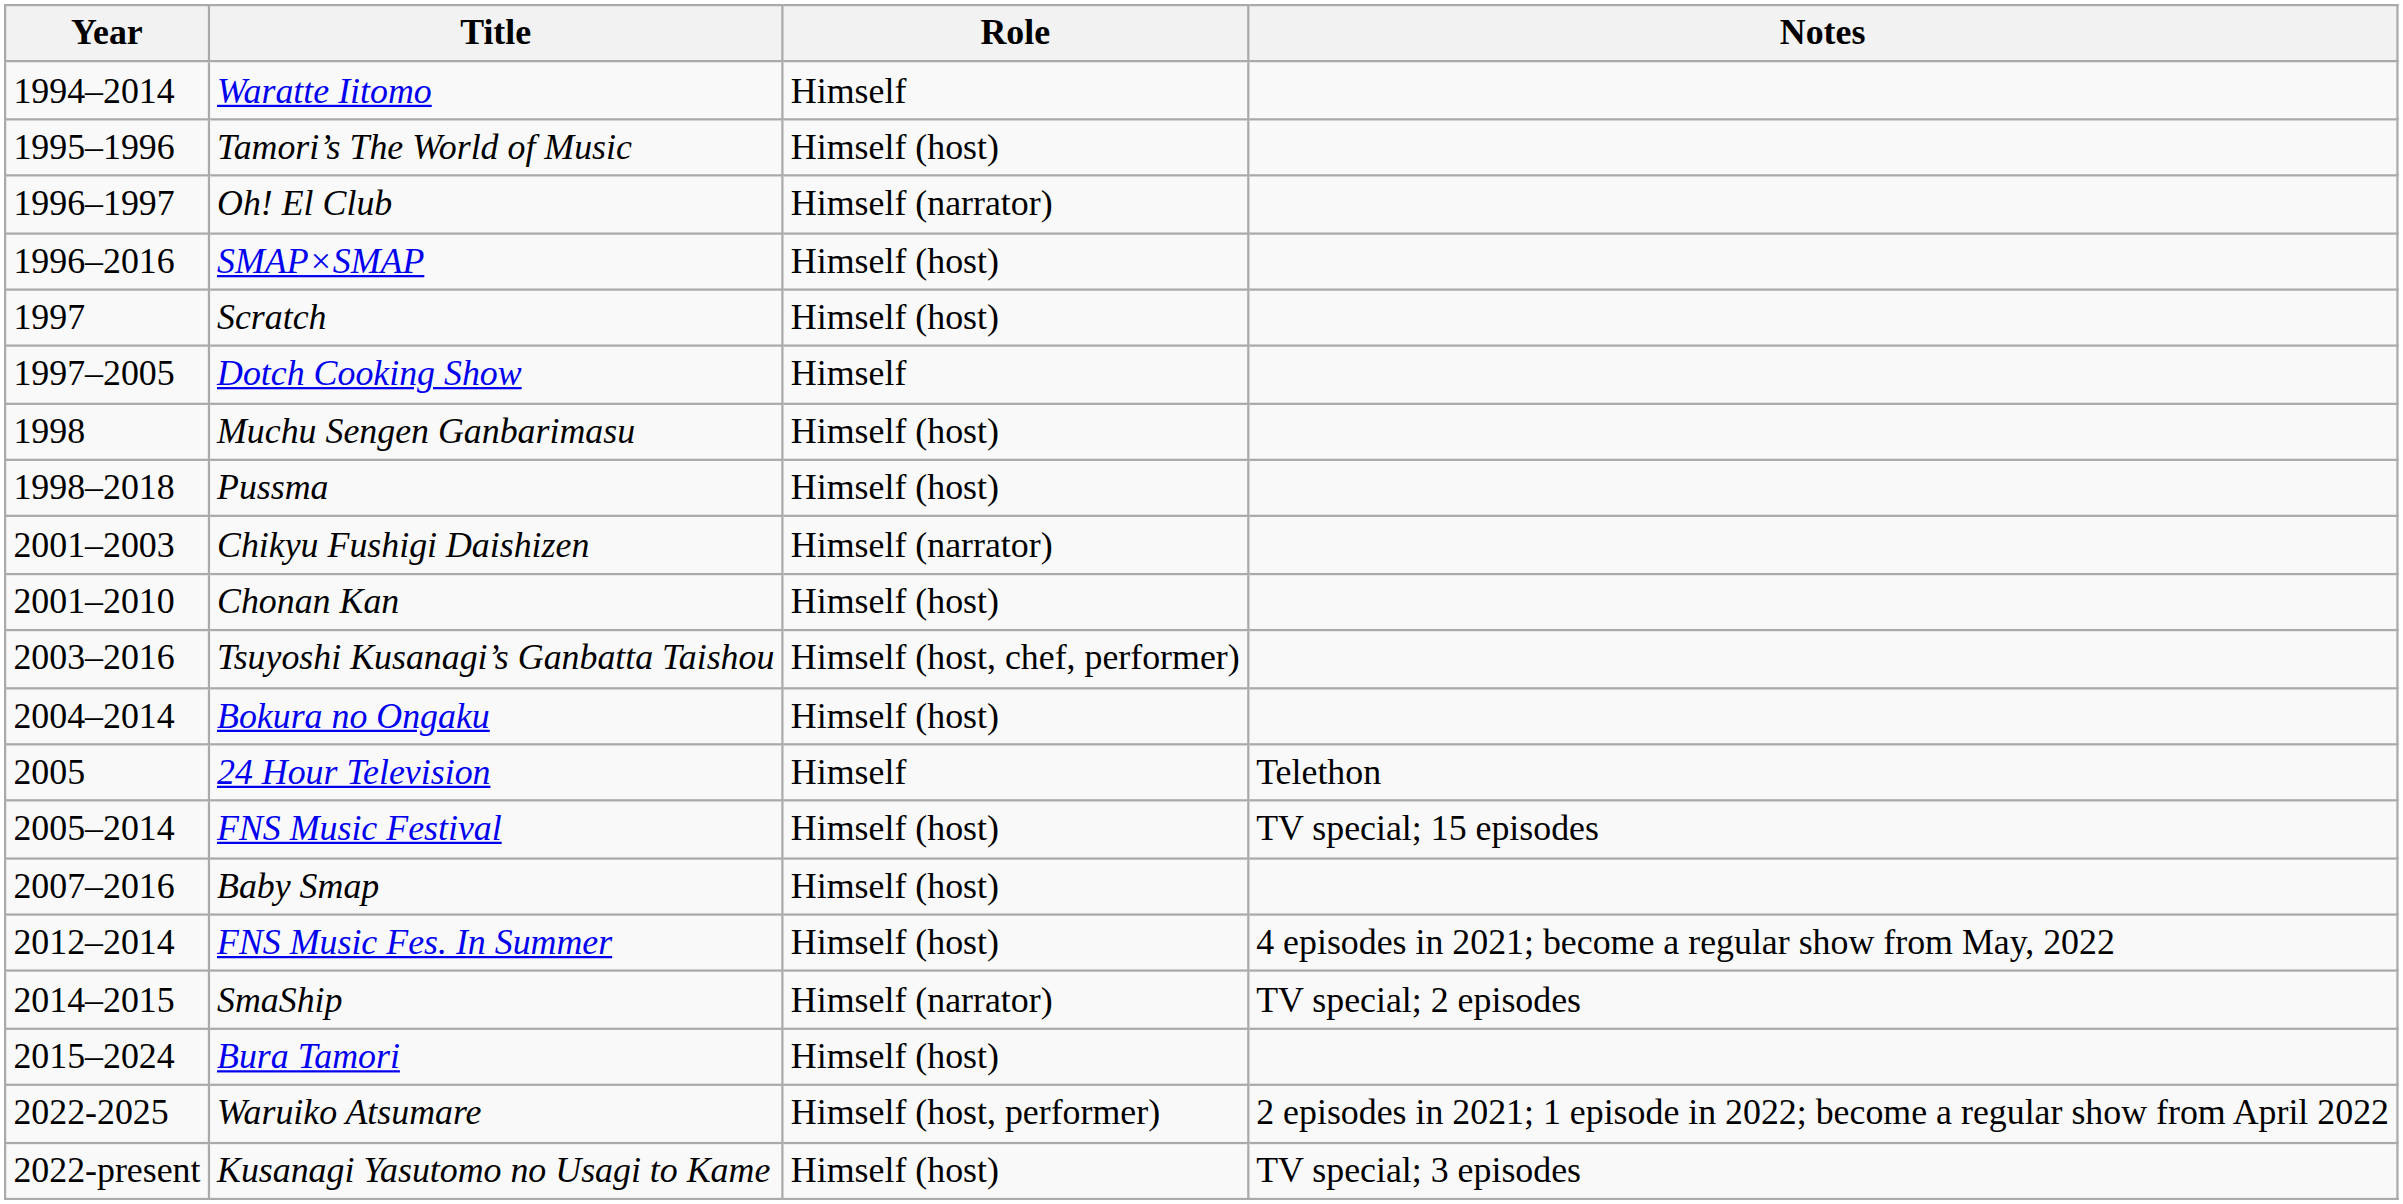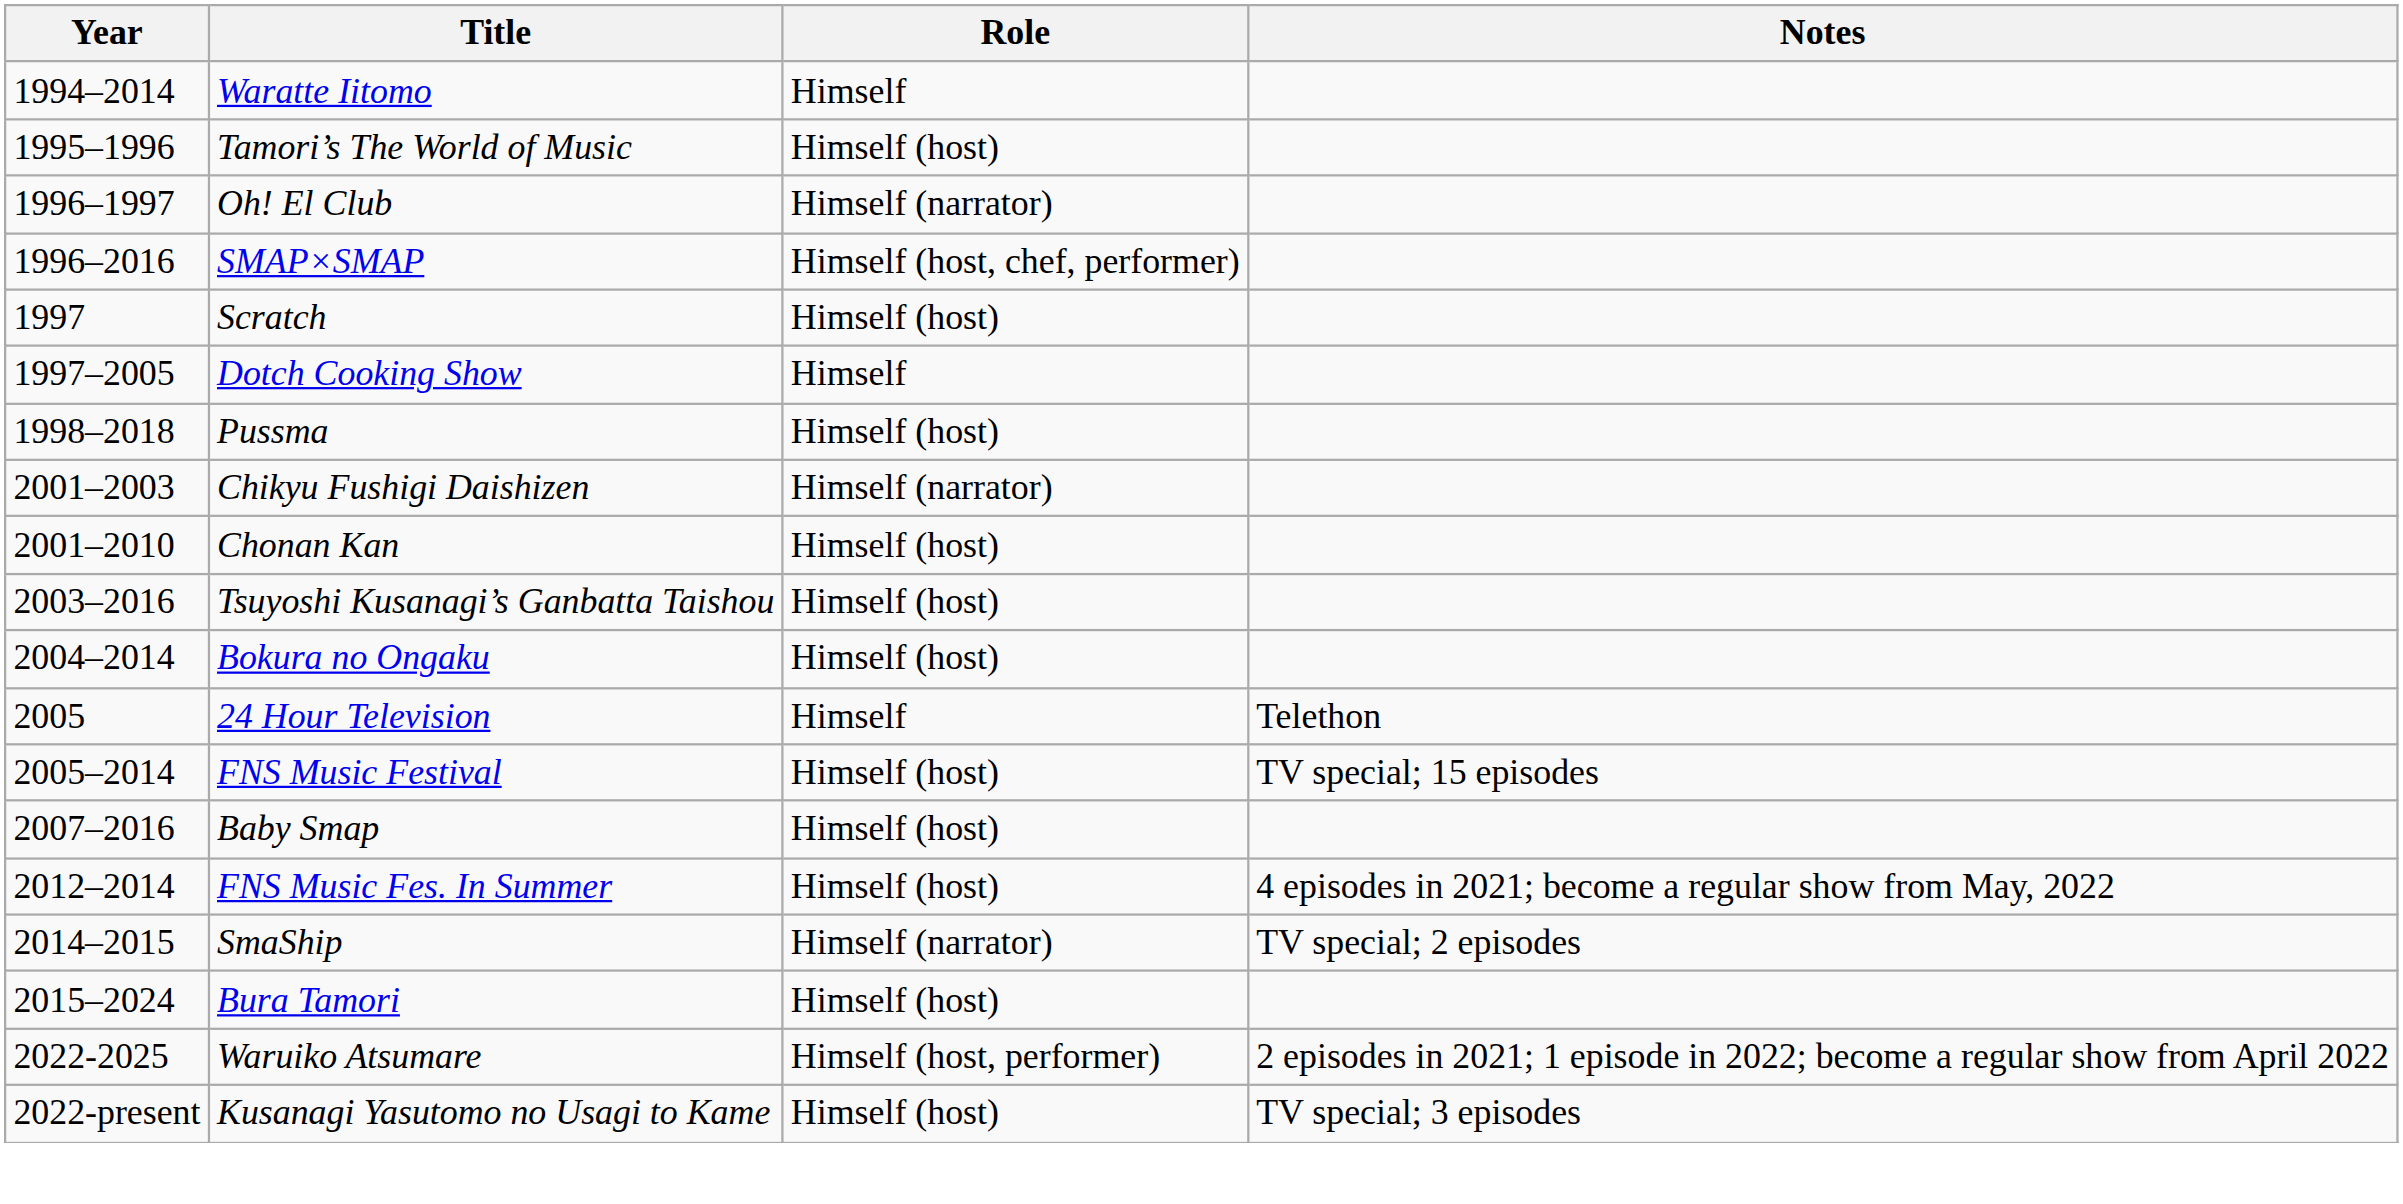(895, 260) Himself (host) -> (1015, 260) Himself (host, chef, performer)
- row: (426, 430)
(1015, 658) Himself (host, chef, performer) -> (895, 601) Himself (host)
